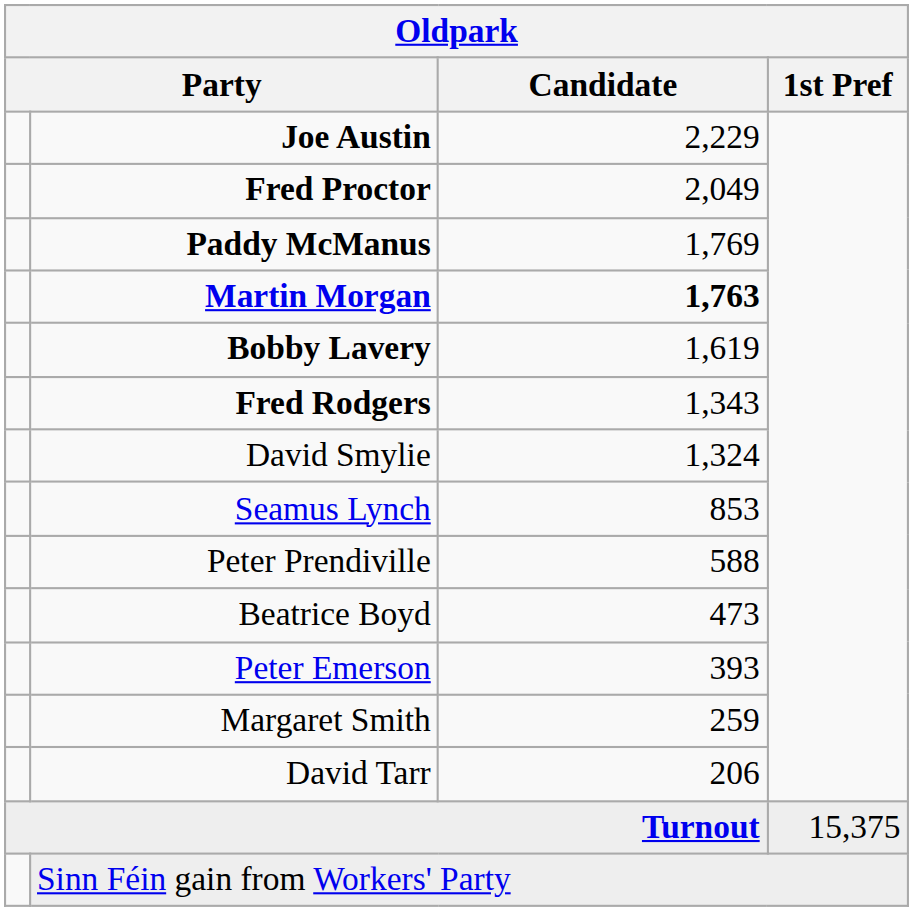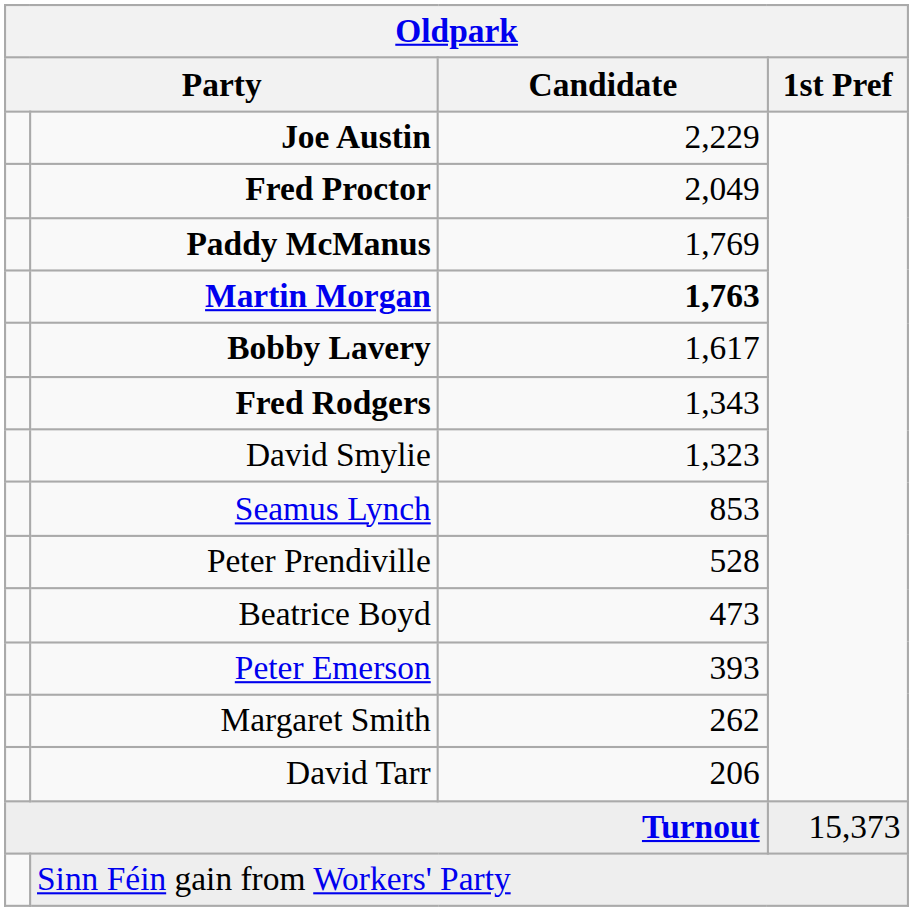(722, 349) 1,619 -> (722, 349) 1,617
(722, 455) 1,324 -> (722, 455) 1,323
(735, 561) 588 -> (735, 561) 528
(735, 720) 259 -> (735, 720) 262
(854, 826) 15,375 -> (854, 826) 15,373
